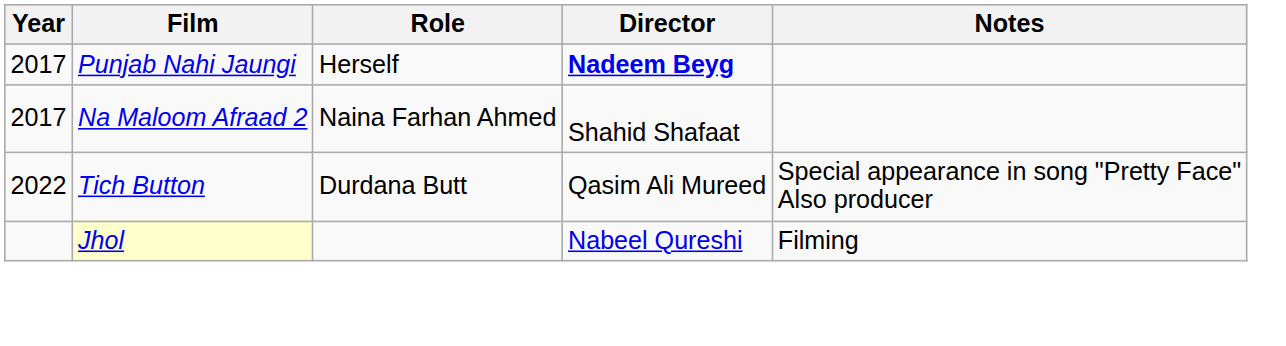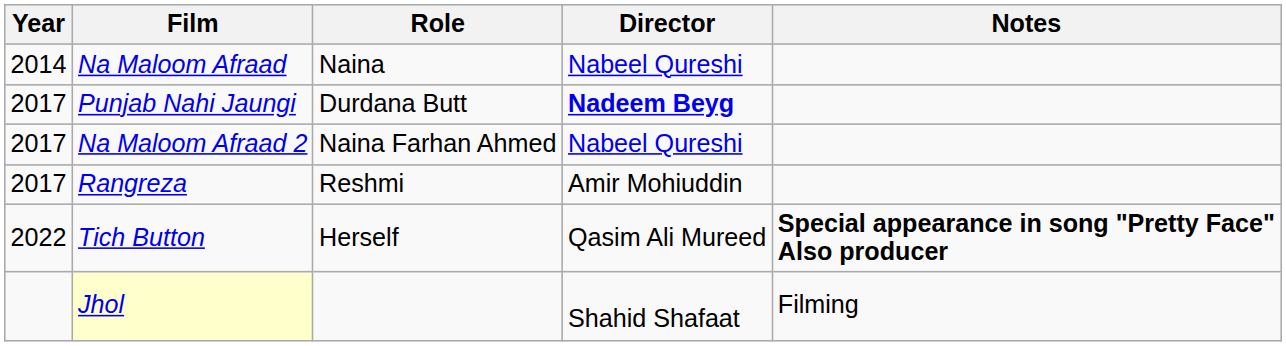+ row: (182, 64)
(359, 64) Herself -> (393, 104) Durdana Butt
(654, 132) Shahid Shafaat -> (655, 143) Nabeel Qureshi
+ row: (132, 183)
(393, 186) Durdana Butt -> (359, 237) Herself
(1009, 186) normal -> (1026, 237) bold
(655, 240) Nabeel Qureshi -> (654, 319) Shahid Shafaat
